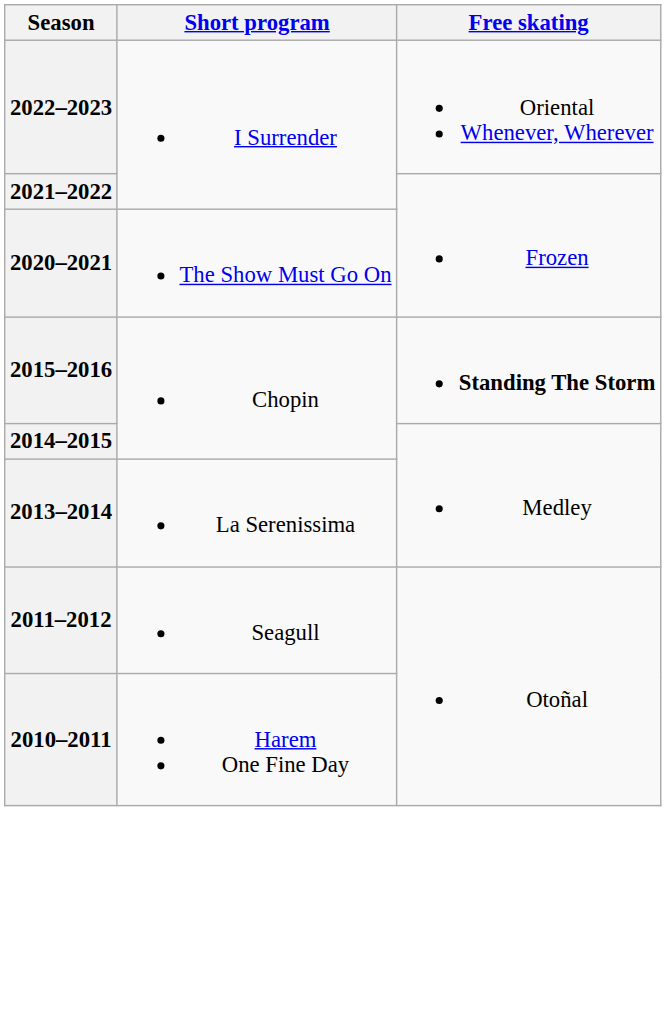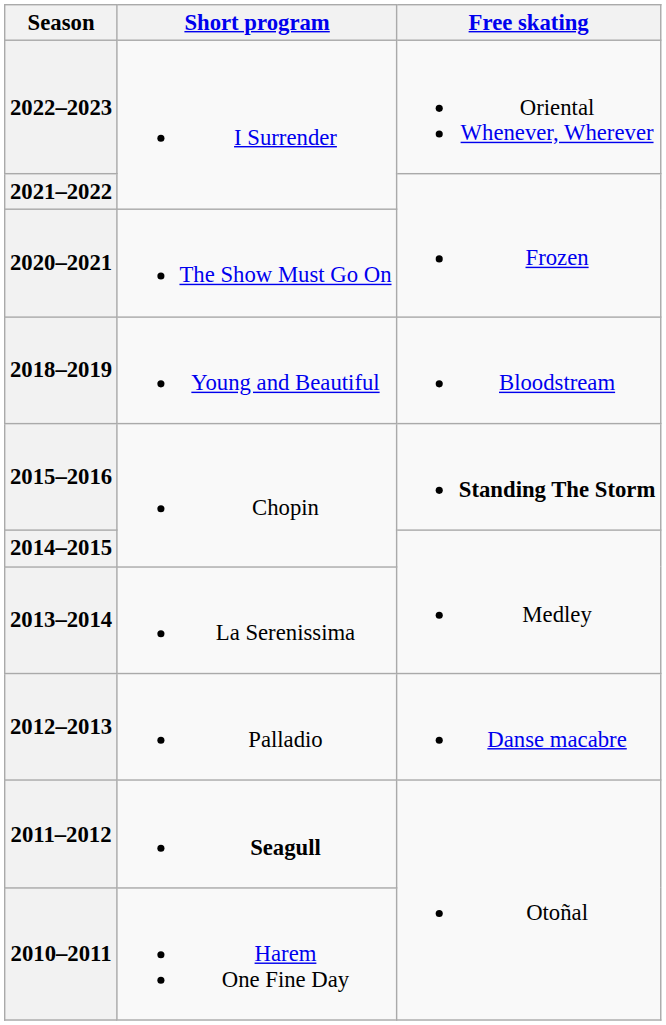+ row: (61, 369)
+ row: (61, 726)
(257, 633) normal -> (257, 847) bold
